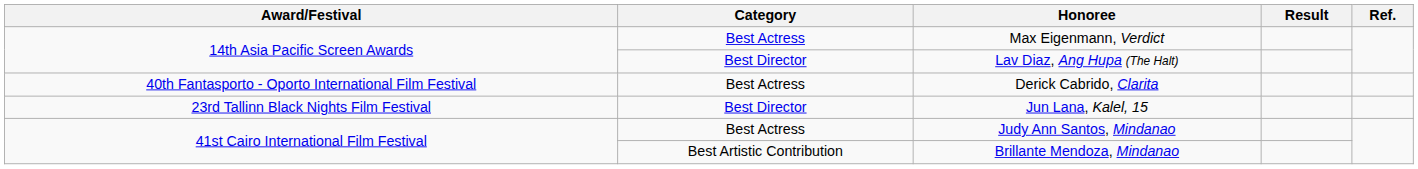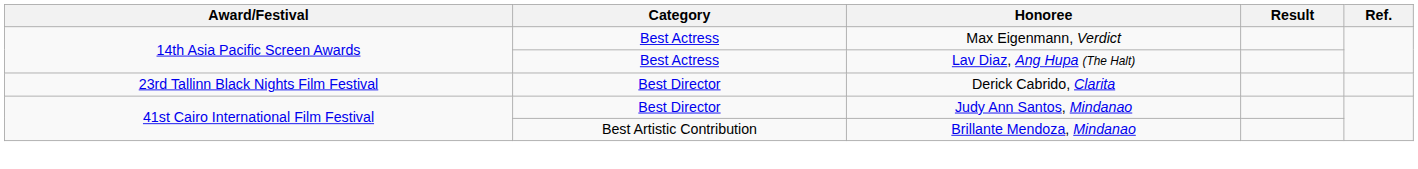(765, 61) Best Director -> (679, 61) Best Actress
(311, 84) 40th Fantasporto - Oporto International Film Festival -> (258, 84) 23rd Tallinn Black Nights Film Festival
(765, 84) Best Actress -> (679, 84) Best Director
- row: (1087, 107)
(765, 129) Best Actress -> (679, 107) Best Director
